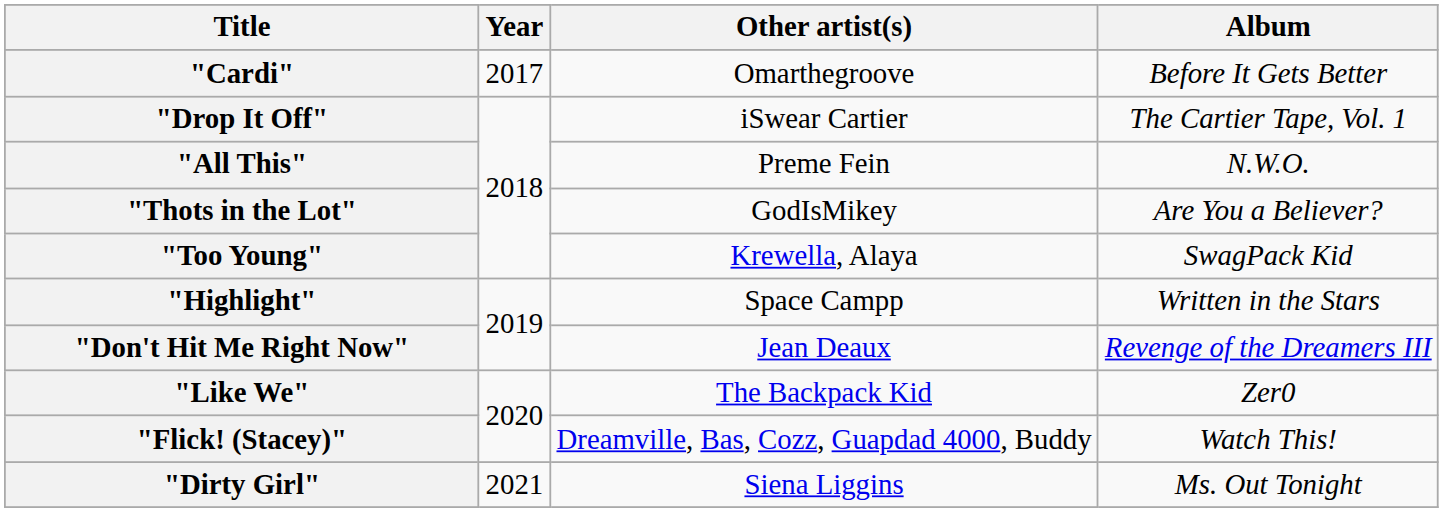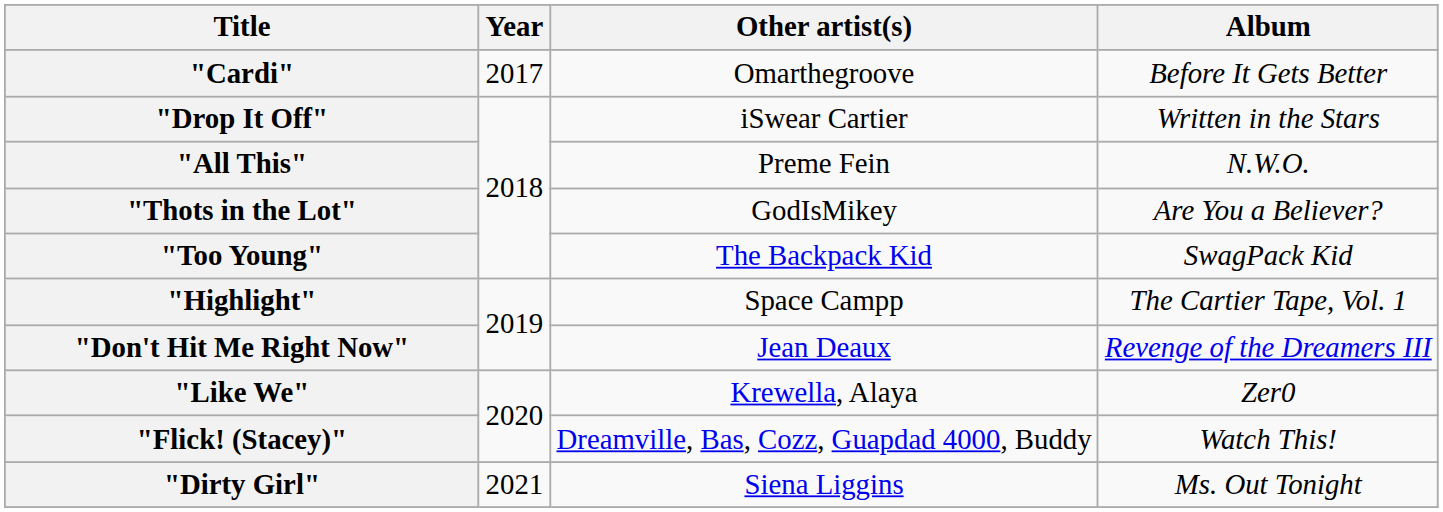(1268, 118) The Cartier Tape, Vol. 1 -> (1268, 118) Written in the Stars
(824, 255) Krewella, Alaya -> (824, 255) The Backpack Kid
(1268, 301) Written in the Stars -> (1268, 301) The Cartier Tape, Vol. 1
(824, 392) The Backpack Kid -> (824, 392) Krewella, Alaya
